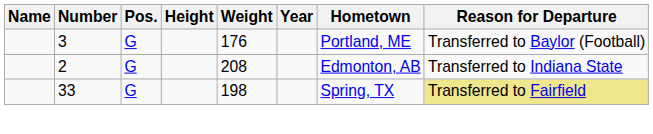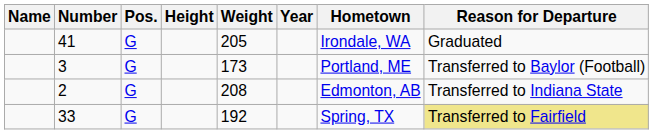+ row: (67, 41)
(234, 41) 176 -> (234, 66) 173
(234, 91) 198 -> (234, 116) 192
